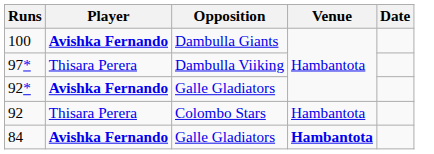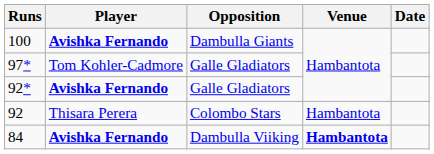(93, 64) Thisara Perera -> (116, 64) Tom Kohler-Cadmore
(230, 64) Dambulla Viiking -> (240, 64) Galle Gladiators
(225, 137) Galle Gladiators -> (244, 137) Dambulla Viiking
